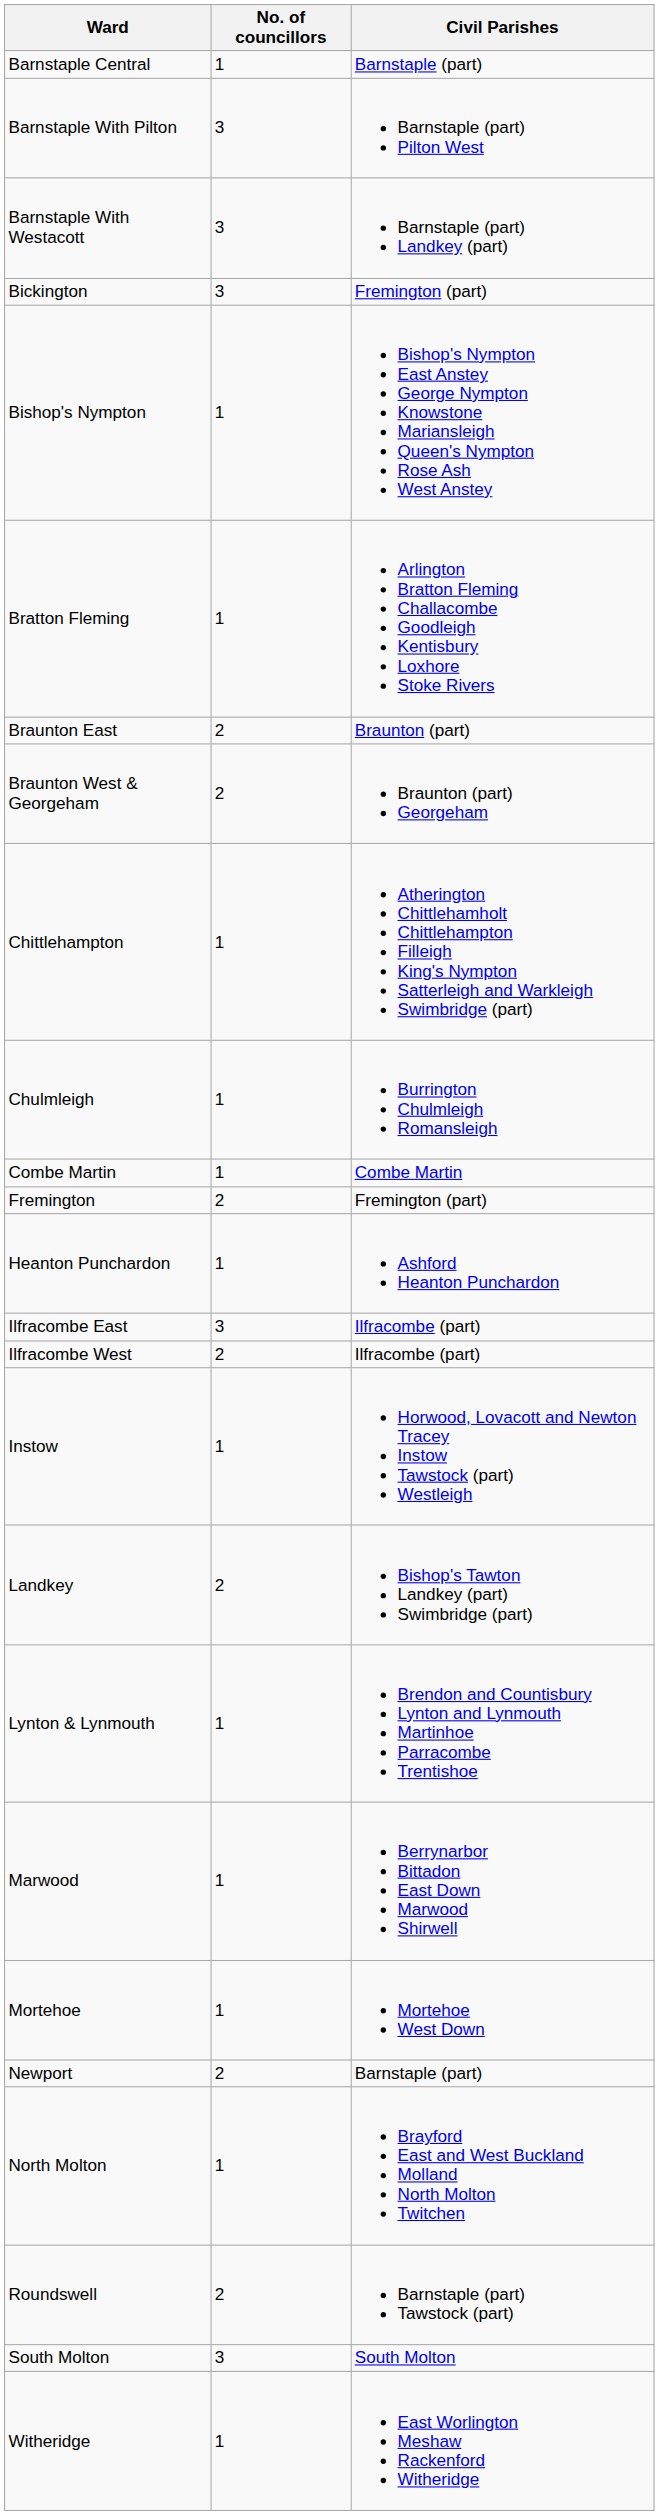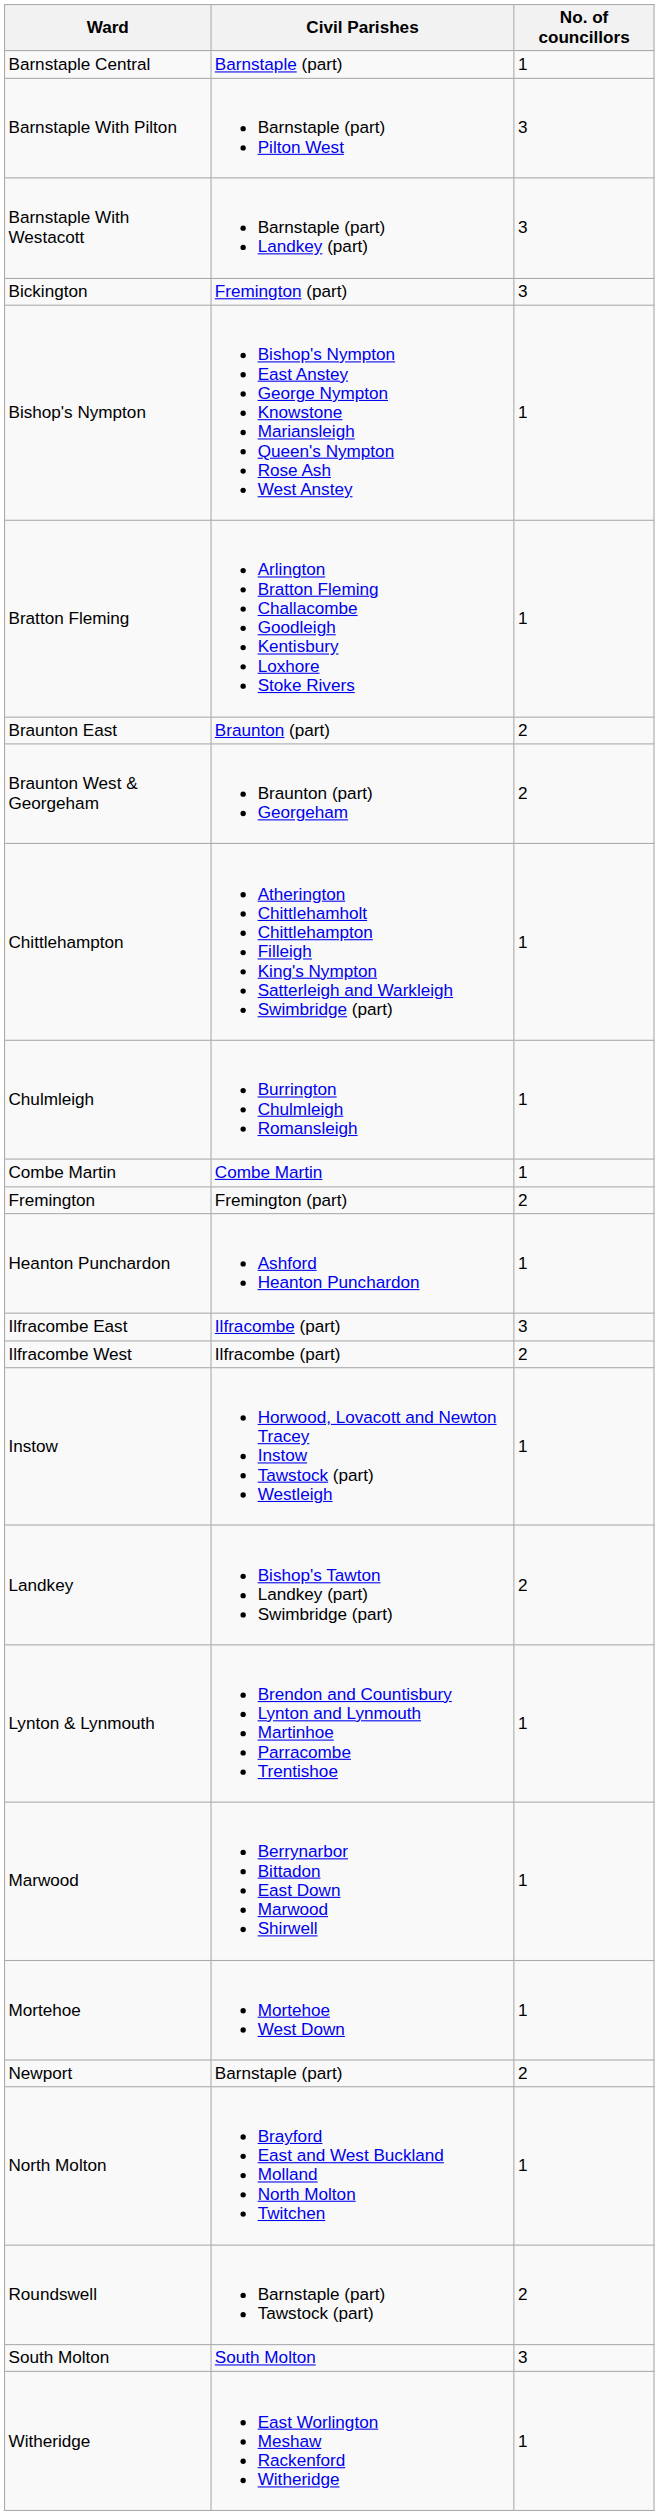columns swapped: (502, 27) <-> (281, 27)
